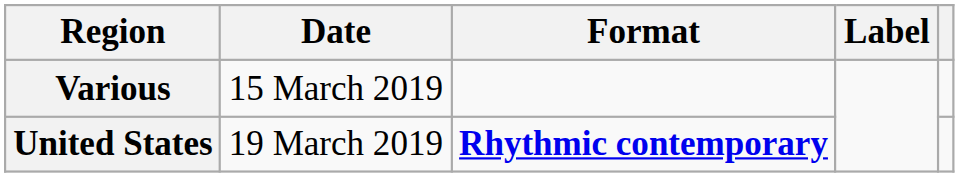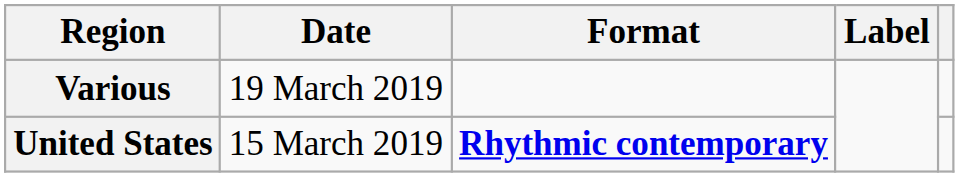(336, 87) 15 March 2019 -> (336, 87) 19 March 2019
(336, 143) 19 March 2019 -> (336, 143) 15 March 2019
